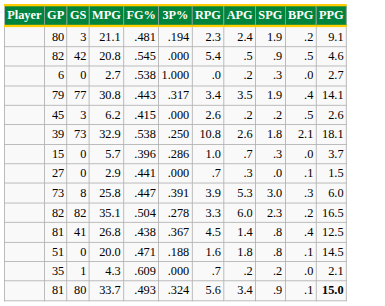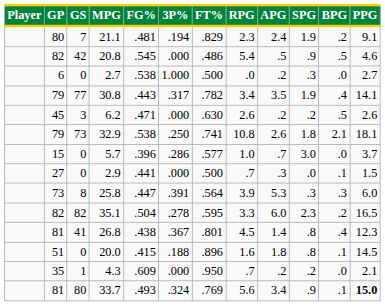+ column: (209, 15)
(83, 36) 3 -> (83, 36) 7
(145, 115) .415 -> (145, 115) .471
(58, 134) 39 -> (58, 134) 79
(278, 154) .3 -> (308, 154) 3.0
(275, 193) 3.0 -> (311, 193) .3
(333, 232) 12.5 -> (367, 232) 12.3
(145, 251) .471 -> (145, 251) .415
